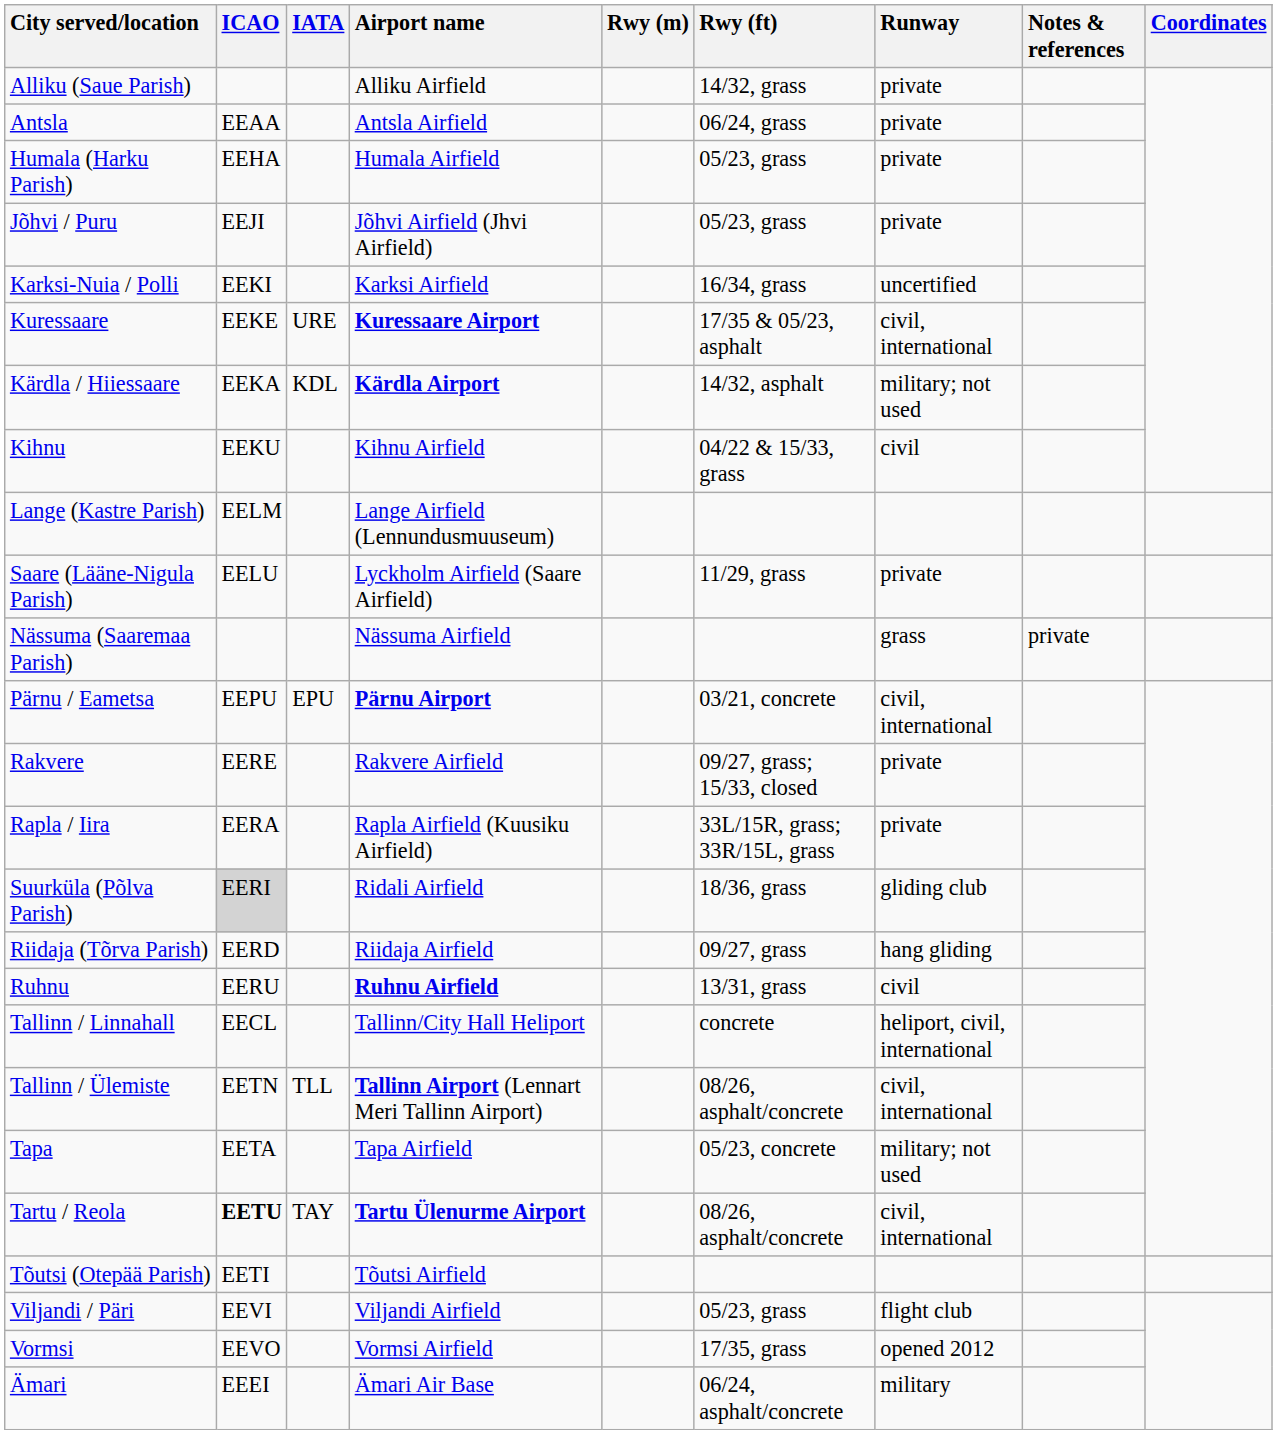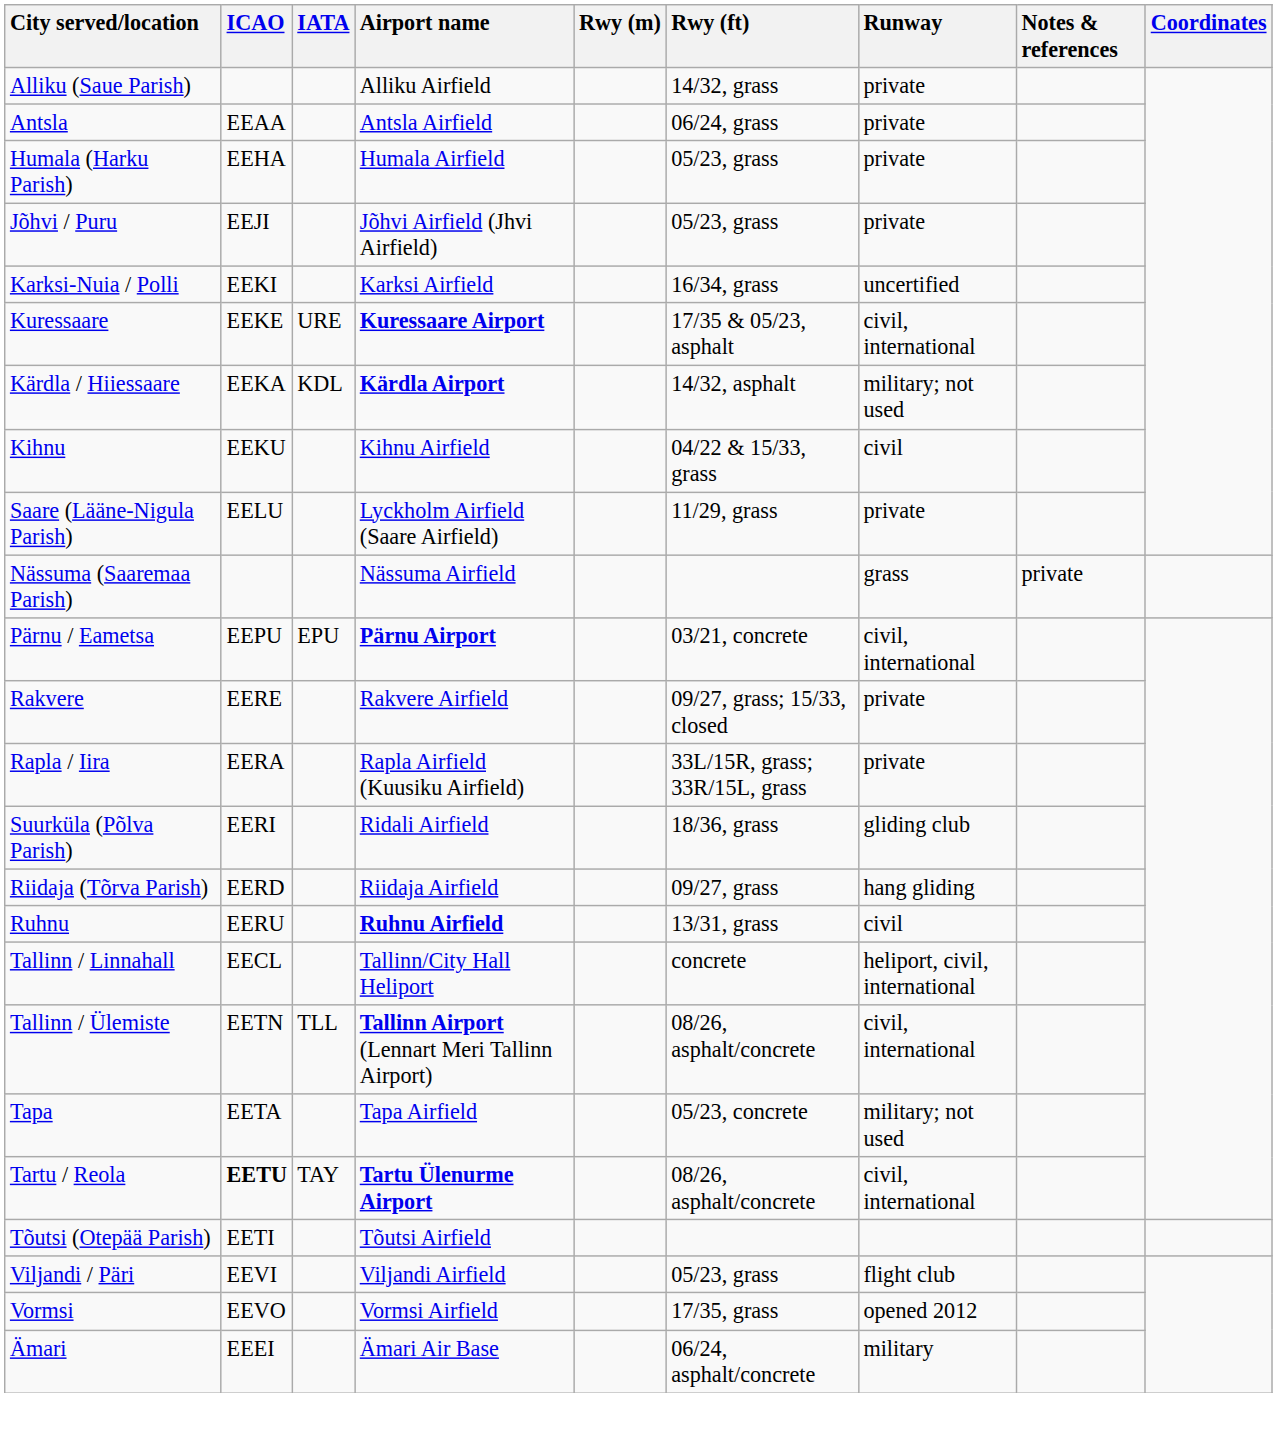- row: (107, 509)
(246, 887) lightgrey background -> (251, 824) no background
